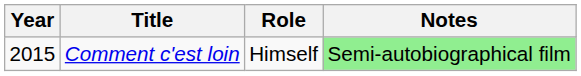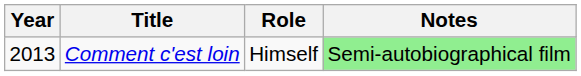(32, 53) 2015 -> (32, 53) 2013
